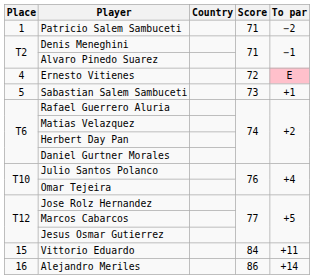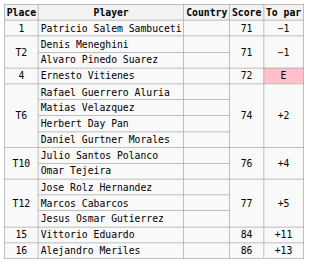(289, 28) −2 -> (284, 28) −1
- row: (114, 92)
(289, 267) +14 -> (284, 251) +13
